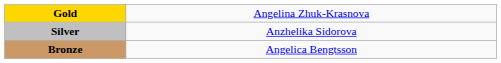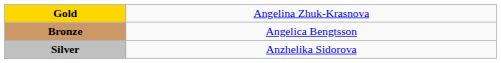rows swapped: (65, 31) <-> (65, 49)
